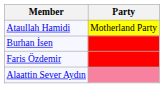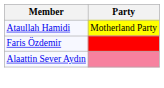- row: (30, 44)
